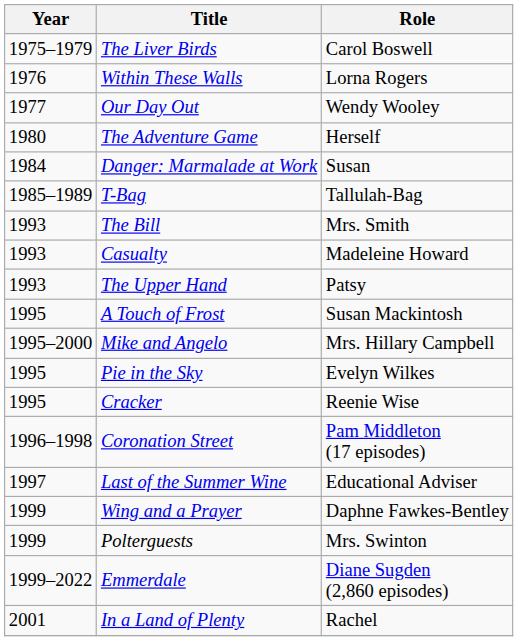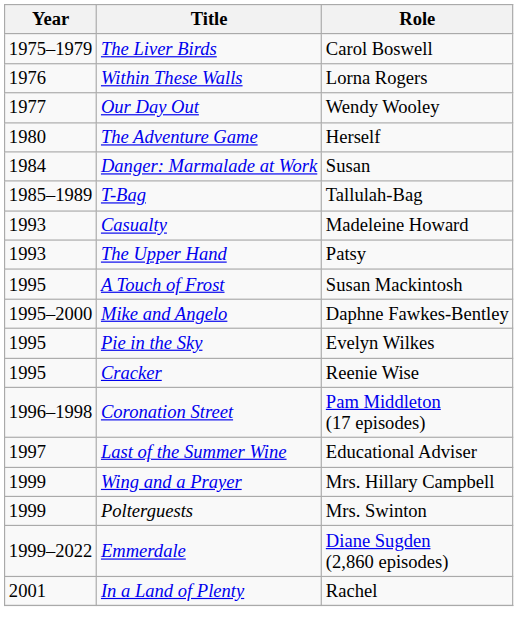- row: (131, 225)
(410, 343) Mrs. Hillary Campbell -> (417, 313) Daphne Fawkes-Bentley
(417, 511) Daphne Fawkes-Bentley -> (410, 481) Mrs. Hillary Campbell
